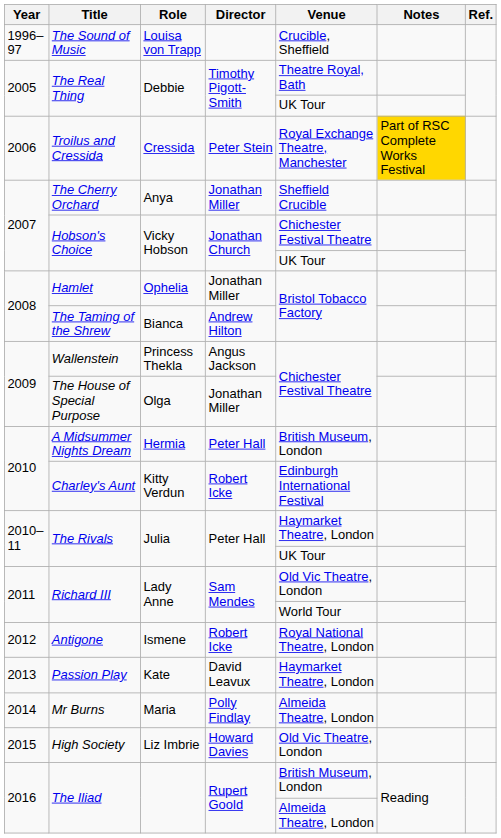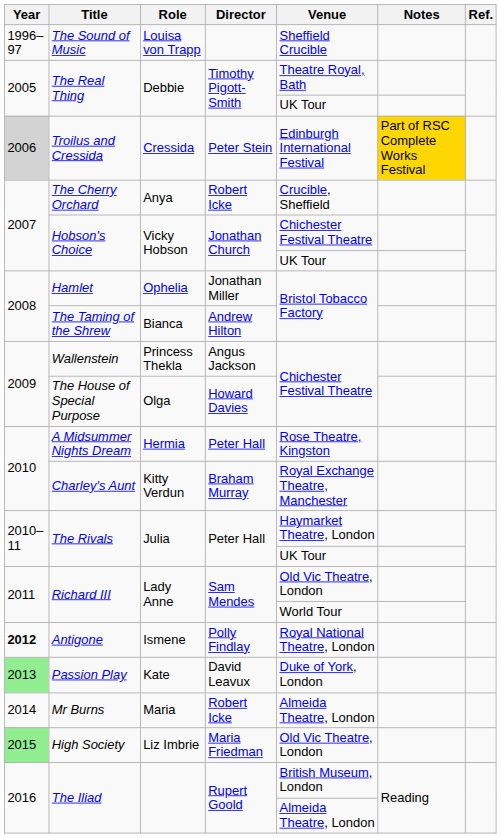(304, 42) Crucible, Sheffield -> (305, 42) Sheffield Crucible
(22, 148) no background -> (22, 148) lightgrey background
(326, 148) Royal Exchange Theatre, Manchester -> (315, 148) Edinburgh International Festival
(235, 197) Jonathan Miller -> (228, 197) Robert Icke
(304, 197) Sheffield Crucible -> (305, 197) Crucible, Sheffield
(235, 401) Jonathan Miller -> (230, 401) Howard Davies
(325, 443) British Museum, London -> (320, 443) Rose Theatre, Kingston
(228, 486) Robert Icke -> (231, 486) Braham Murray
(315, 486) Edinburgh International Festival -> (327, 486) Royal Exchange Theatre, Manchester
(22, 639) normal -> (22, 639) bold
(228, 639) Robert Icke -> (229, 639) Polly Findlay
(22, 675) no background -> (22, 675) lightgreen background
(326, 675) Haymarket Theatre, London -> (318, 675) Duke of York, London
(229, 710) Polly Findlay -> (228, 710) Robert Icke
(22, 745) no background -> (22, 745) lightgreen background
(231, 745) Howard Davies -> (236, 745) Maria Friedman
